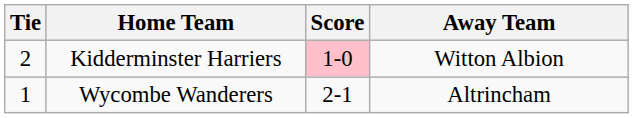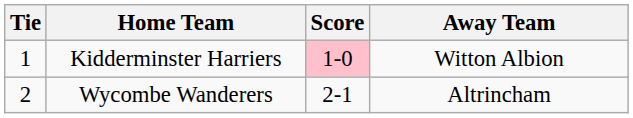(26, 58) 2 -> (26, 58) 1
(26, 94) 1 -> (26, 94) 2
